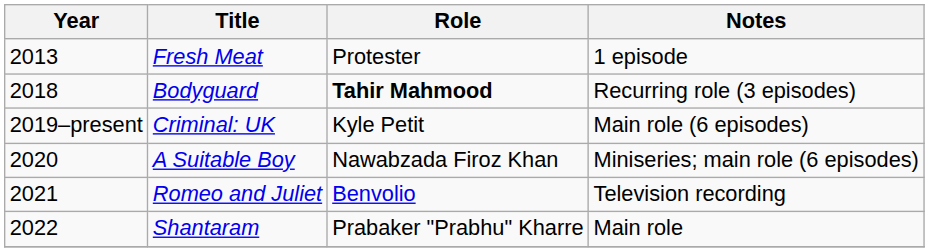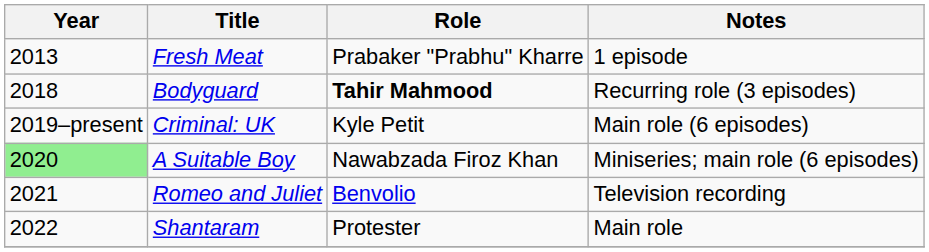(376, 56) Protester -> (458, 56) Prabaker "Prabhu" Kharre
(34, 159) no background -> (34, 159) lightgreen background
(458, 228) Prabaker "Prabhu" Kharre -> (376, 228) Protester
